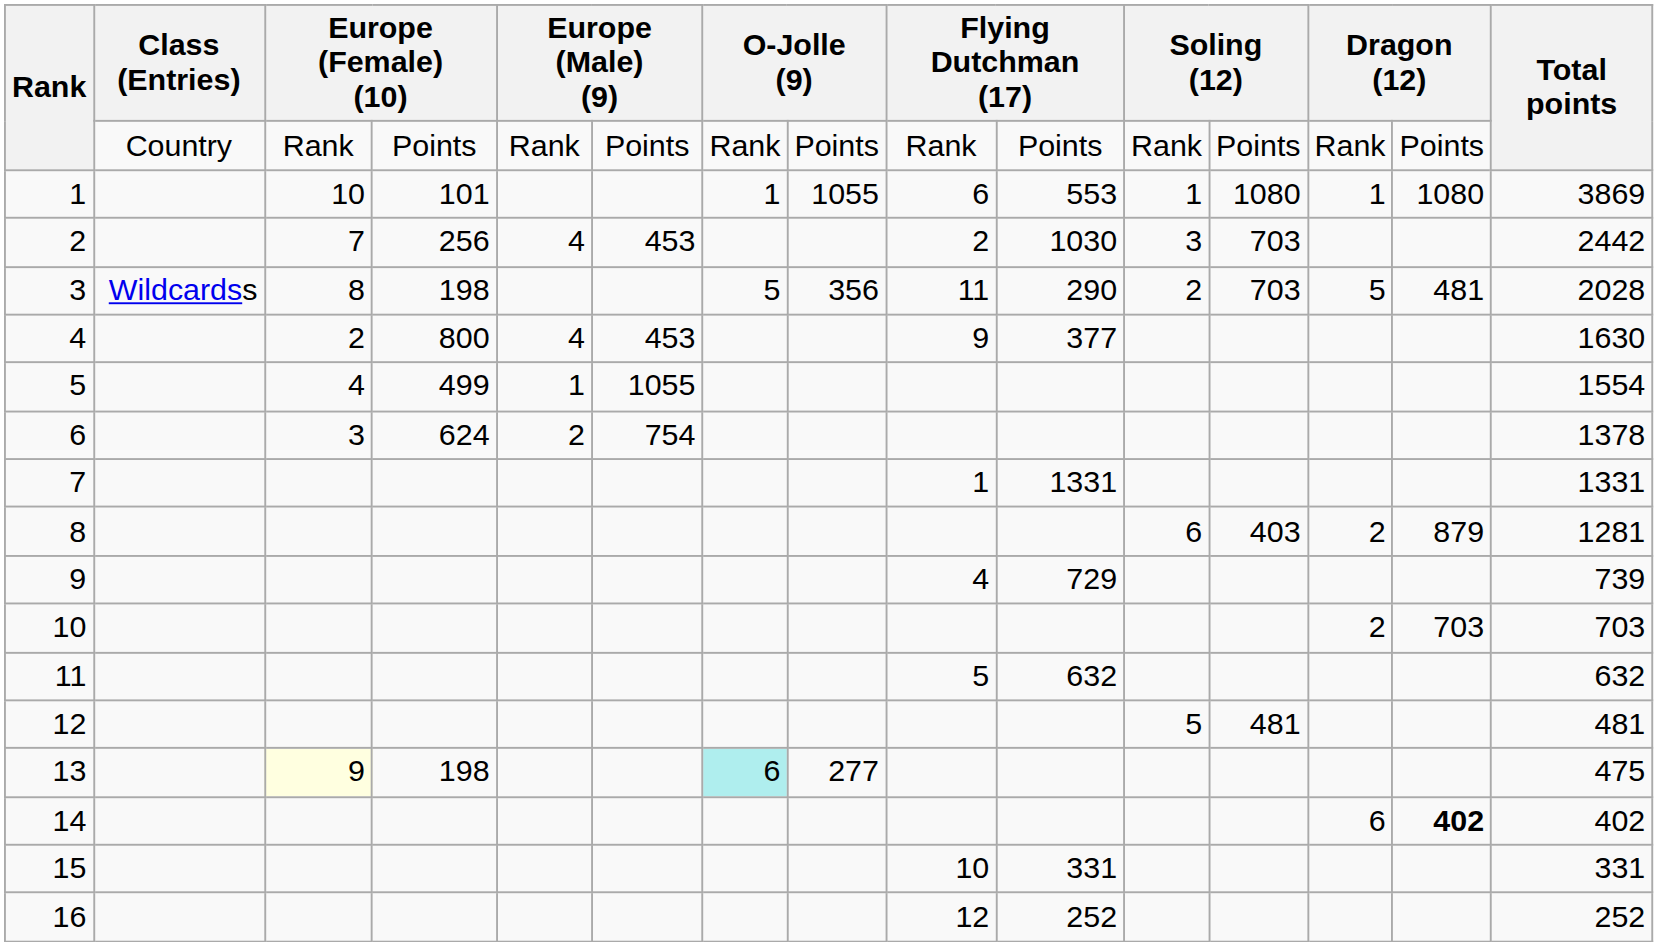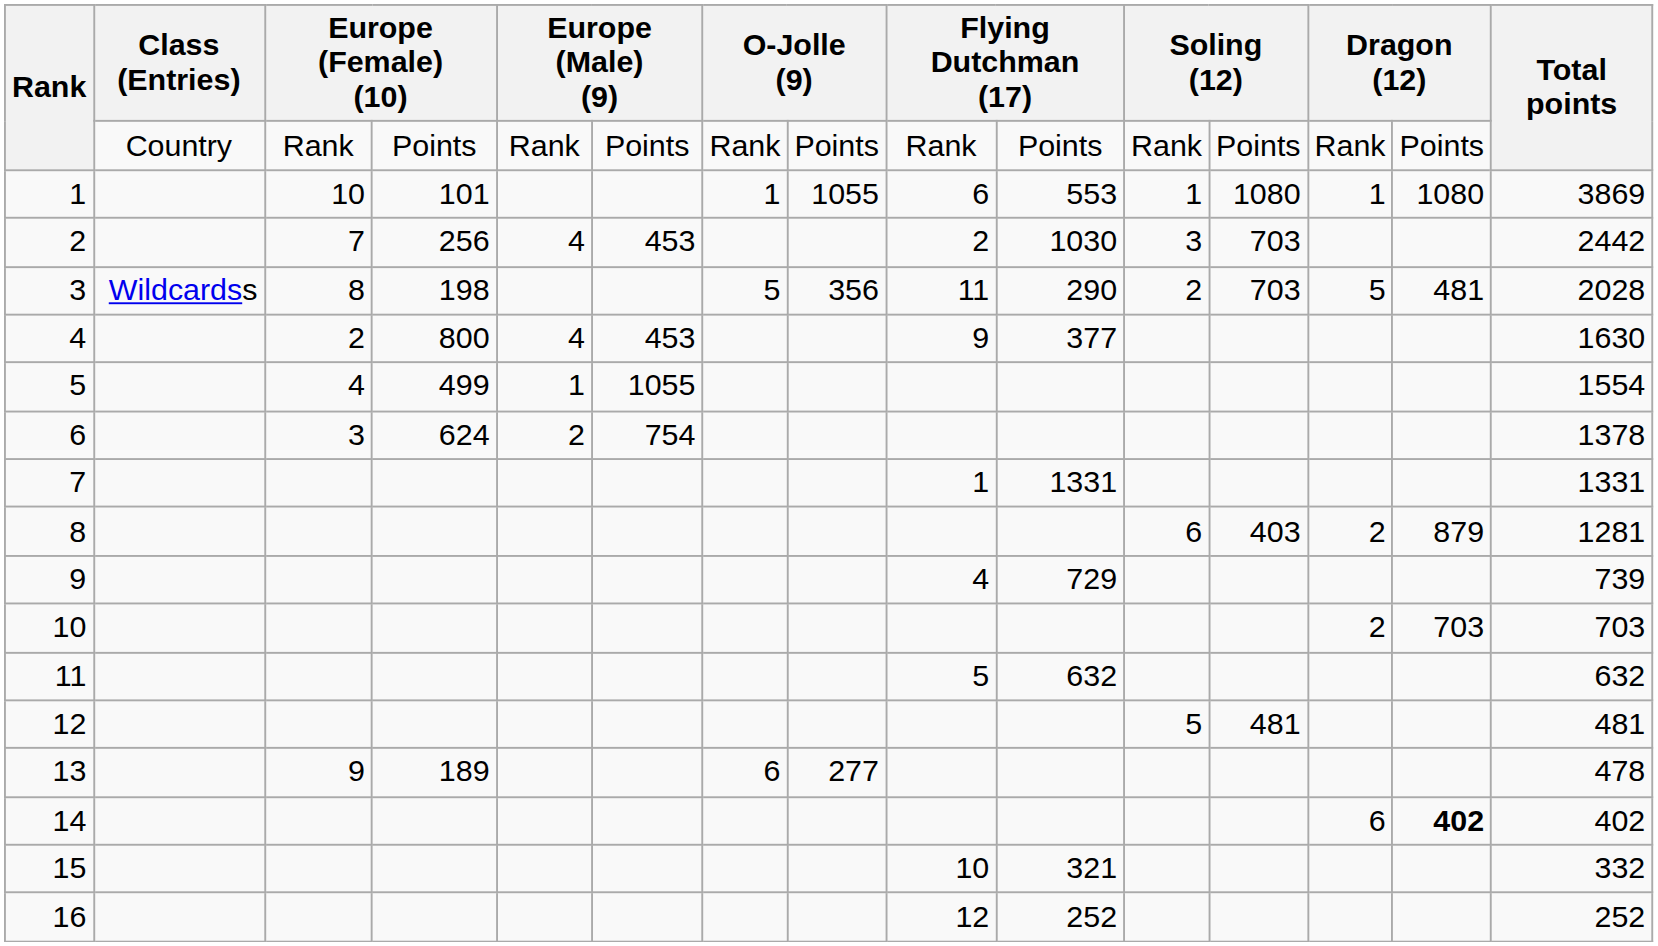(356, 771) lightyellow background -> (356, 771) no background
(464, 771) 198 -> (464, 771) 189
(772, 771) paleturquoise background -> (772, 771) no background
(1620, 771) 475 -> (1620, 771) 478
(1092, 868) 331 -> (1092, 868) 321
(1620, 868) 331 -> (1620, 868) 332
